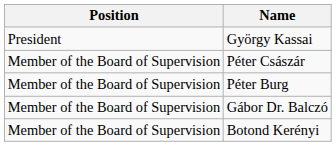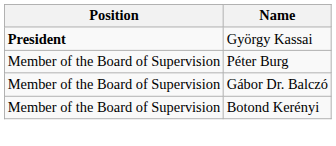(35, 38) normal -> (37, 38) bold
- row: (266, 61)
